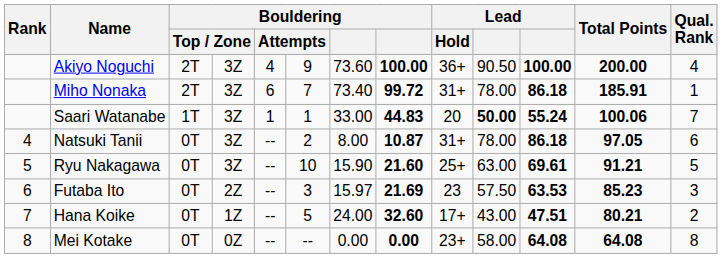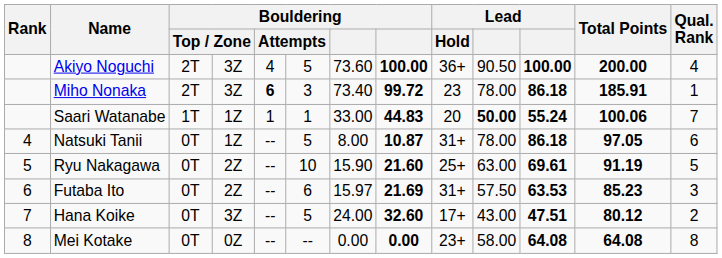(308, 66) 9 -> (308, 66) 5
(270, 91) normal -> (270, 91) bold
(308, 91) 7 -> (308, 91) 3
(452, 91) 31+ -> (452, 91) 23
(233, 116) 3Z -> (233, 116) 1Z
(233, 141) 3Z -> (233, 141) 1Z
(308, 141) 2 -> (308, 141) 5
(233, 166) 3Z -> (233, 166) 2Z
(623, 166) 91.21 -> (623, 166) 91.19
(308, 191) 3 -> (308, 191) 6
(452, 191) 23 -> (452, 191) 31+
(233, 215) 1Z -> (233, 215) 3Z
(623, 215) 80.21 -> (623, 215) 80.12
